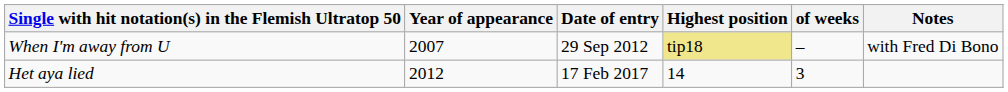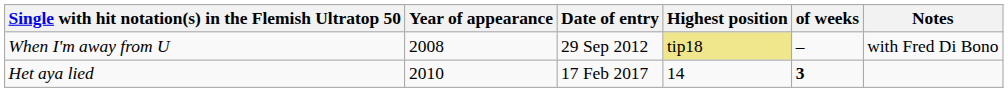(426, 45) 2007 -> (426, 45) 2008
(426, 73) 2012 -> (426, 73) 2010
(800, 73) normal -> (800, 73) bold
